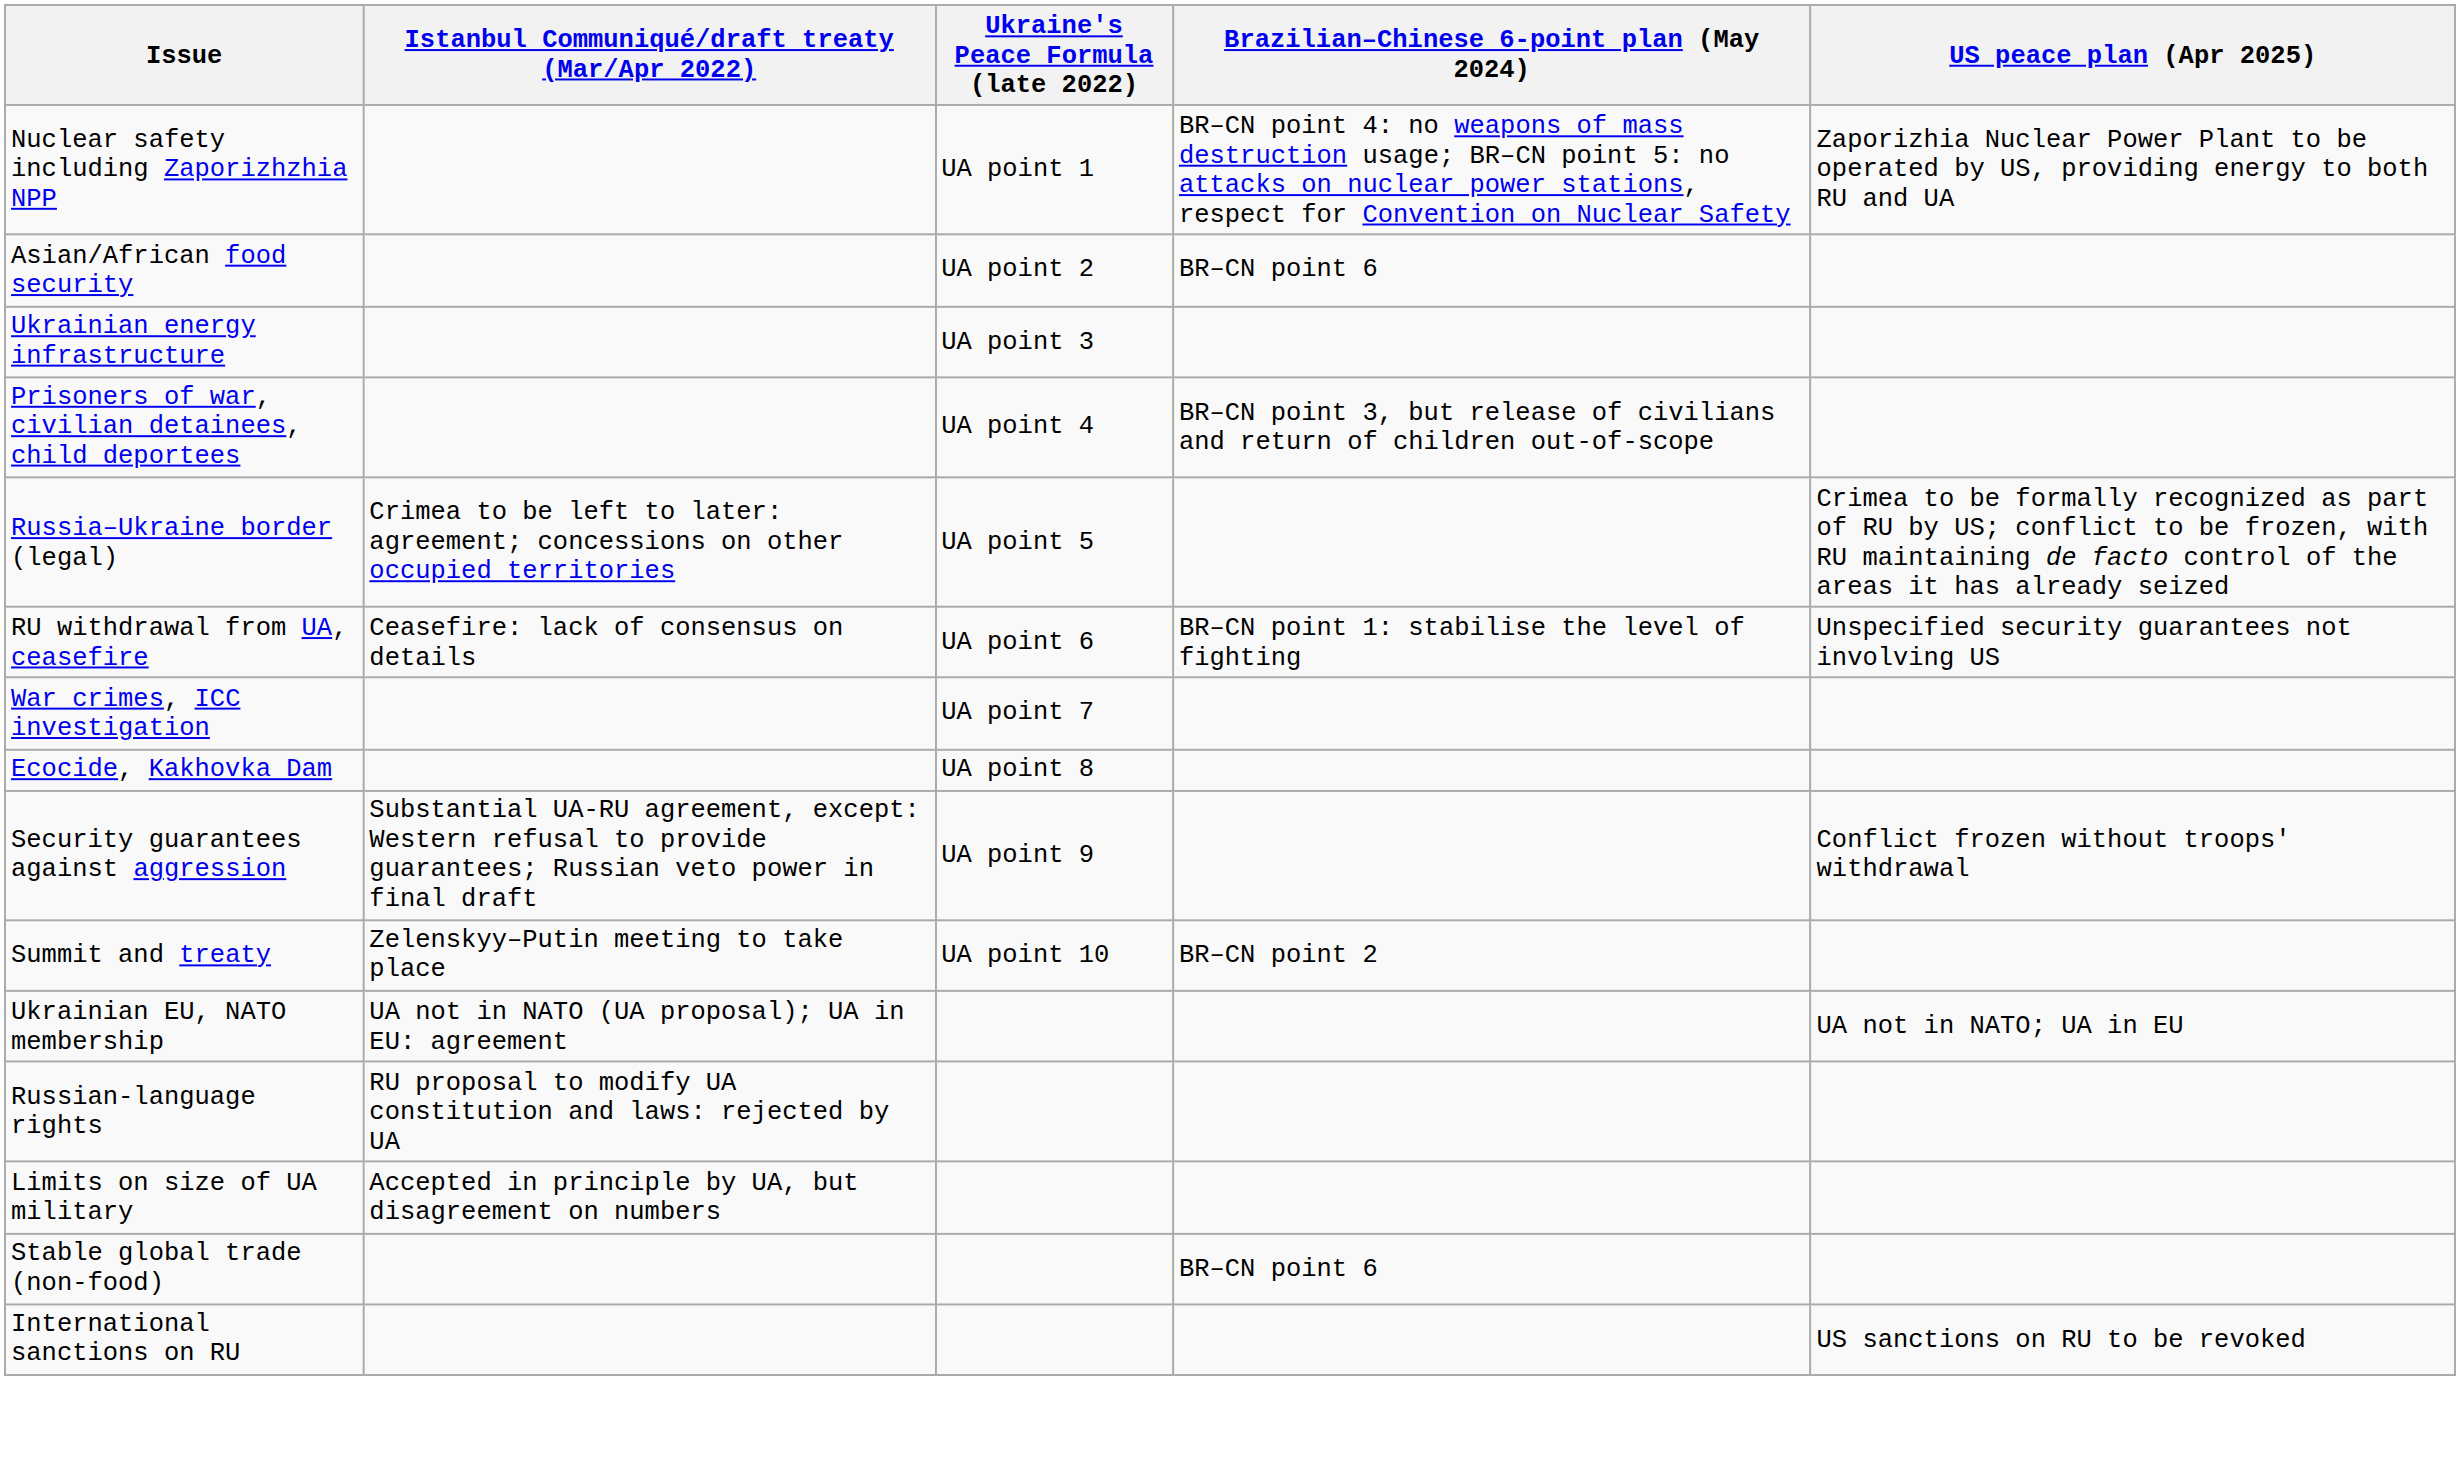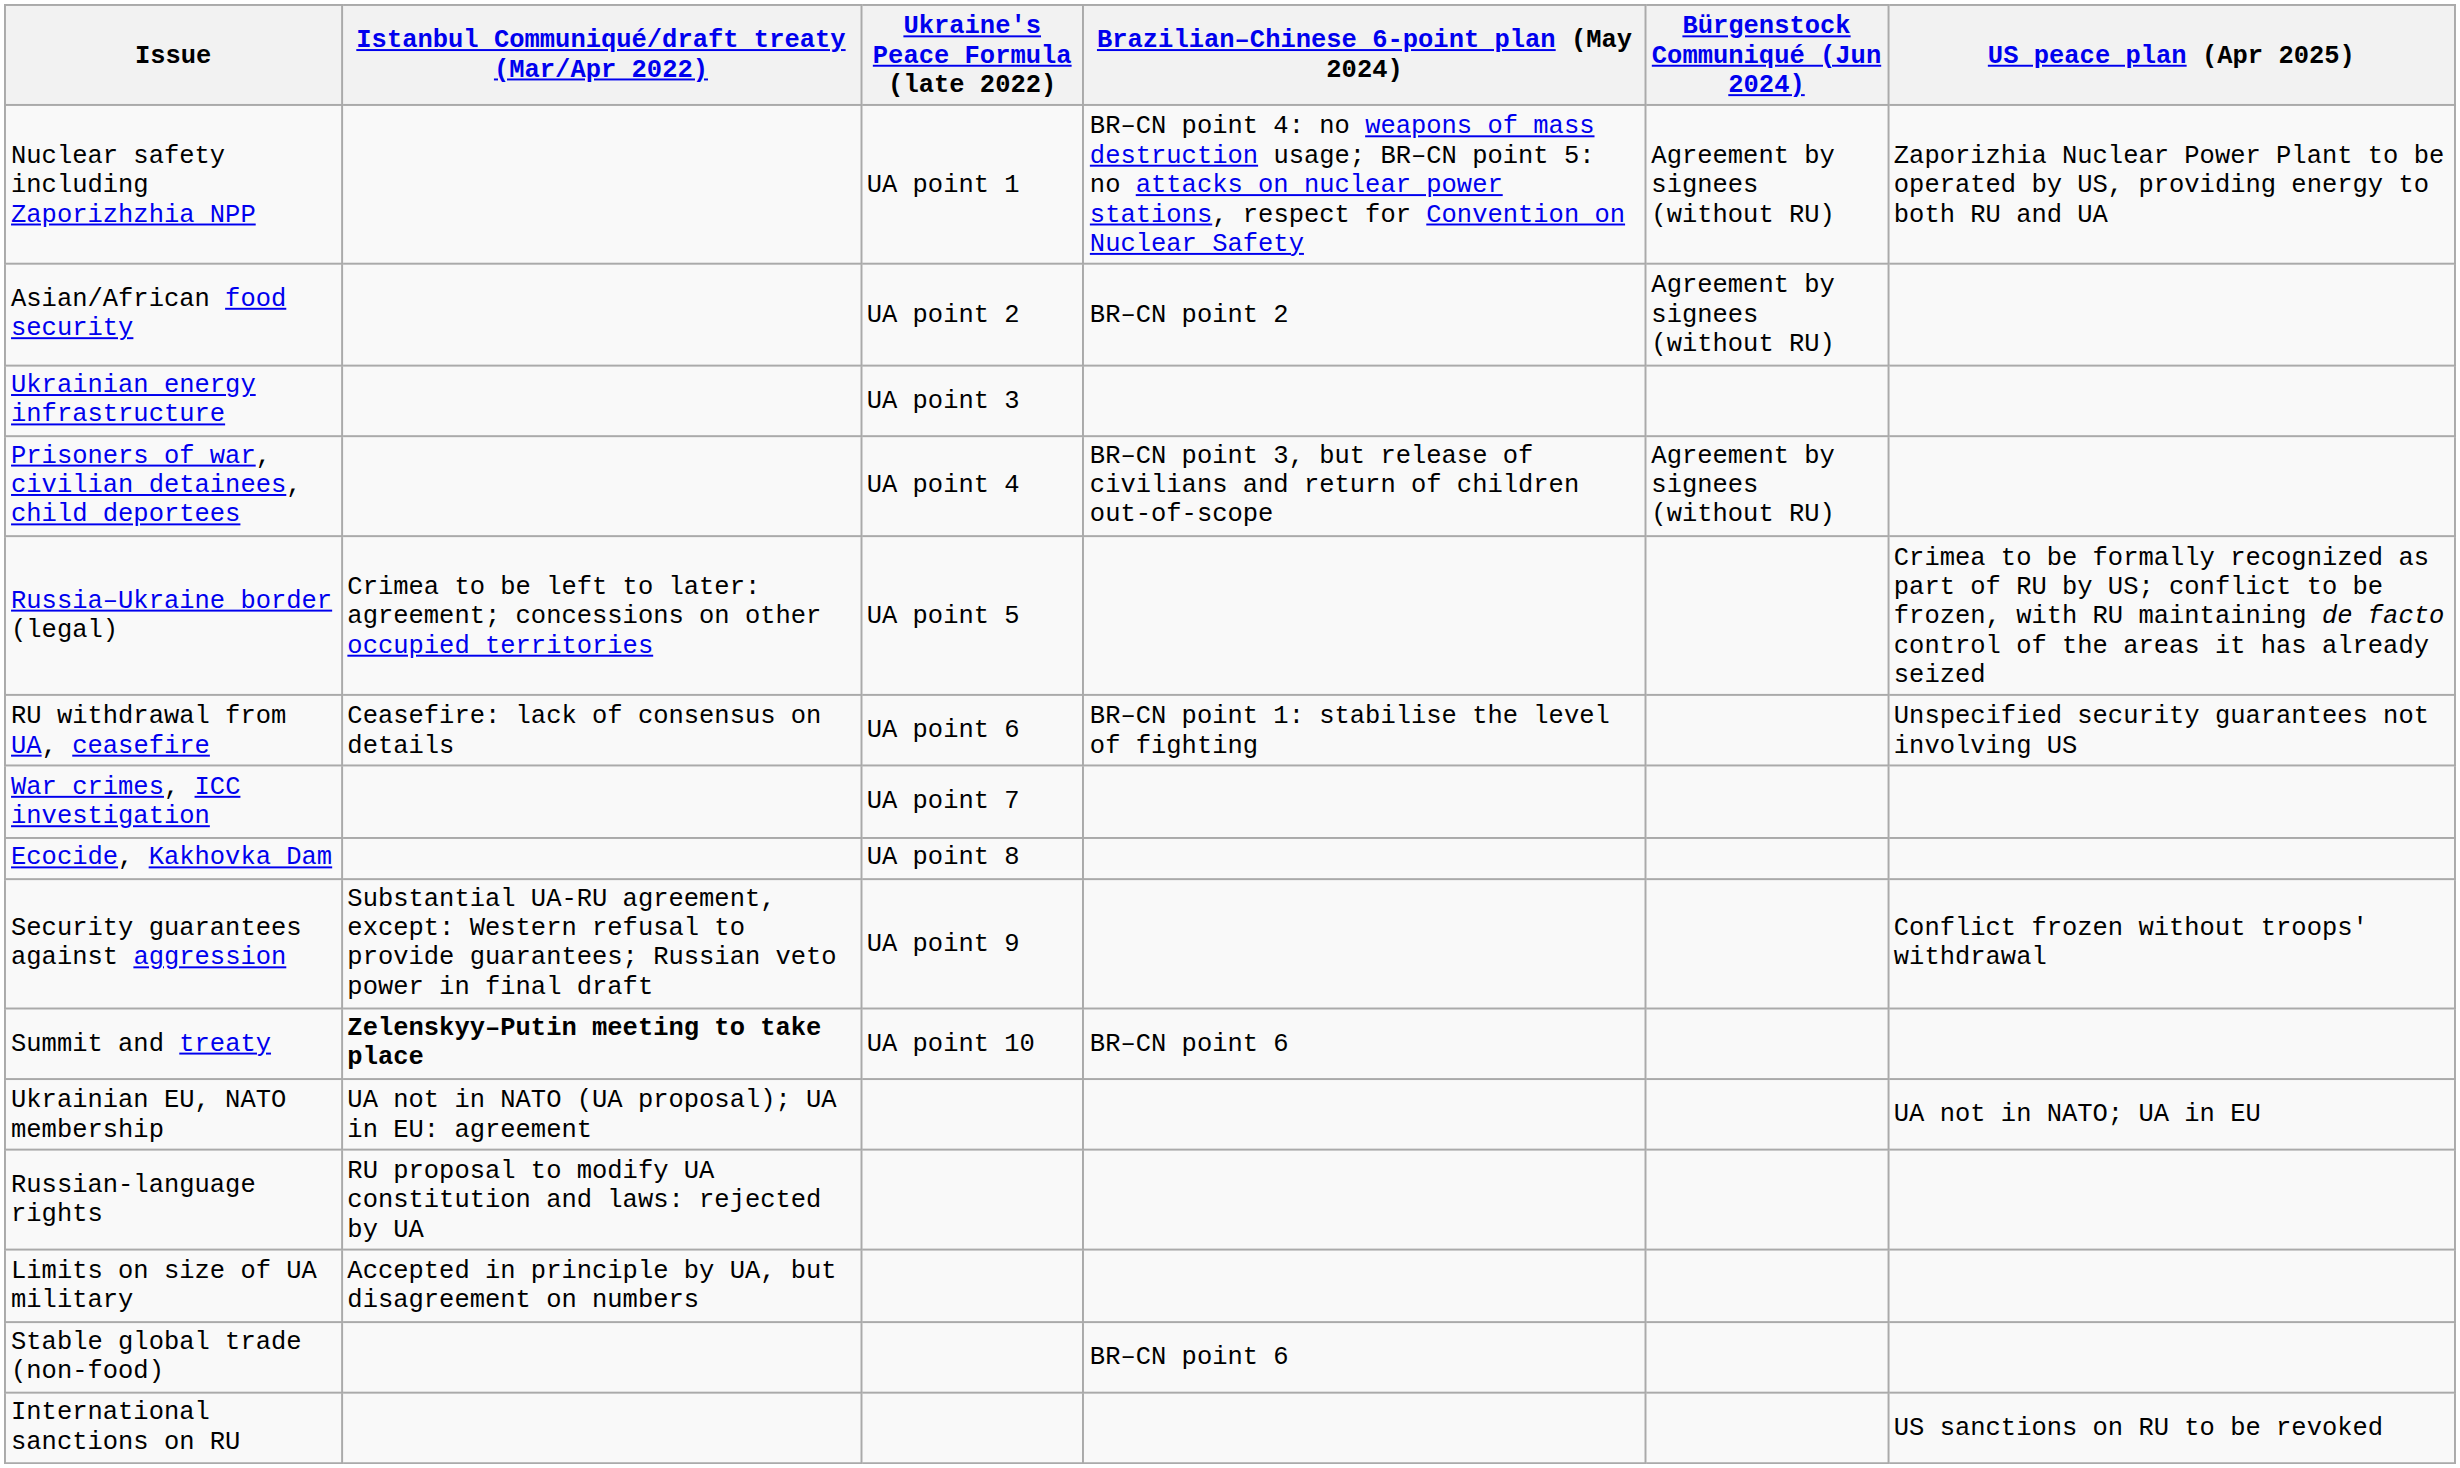+ column: (1766, 55)
(1278, 270) BR–CN point 6 -> (1189, 315) BR–CN point 2
(606, 956) normal -> (584, 1044) bold
(1278, 956) BR–CN point 2 -> (1189, 1044) BR–CN point 6
